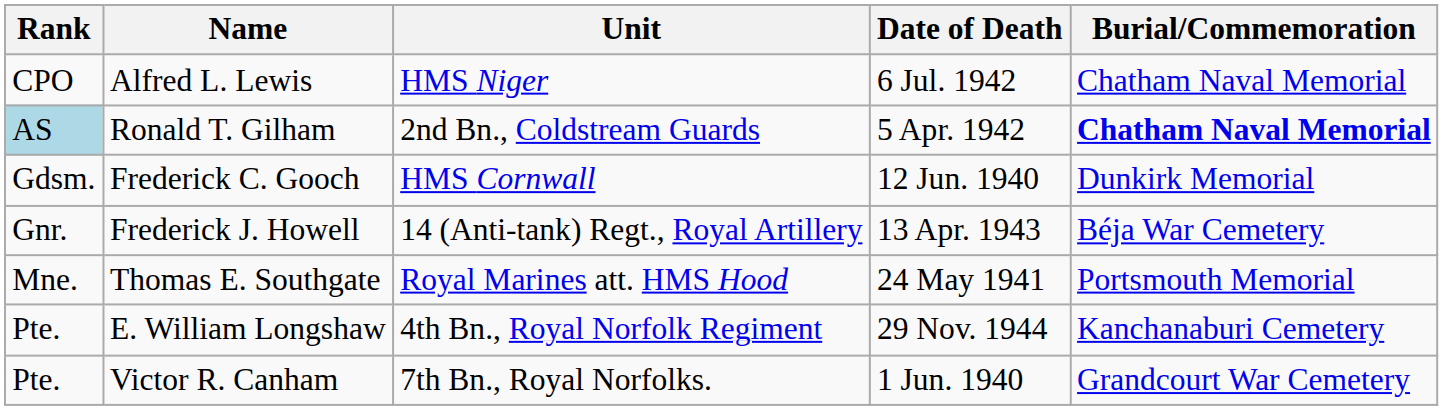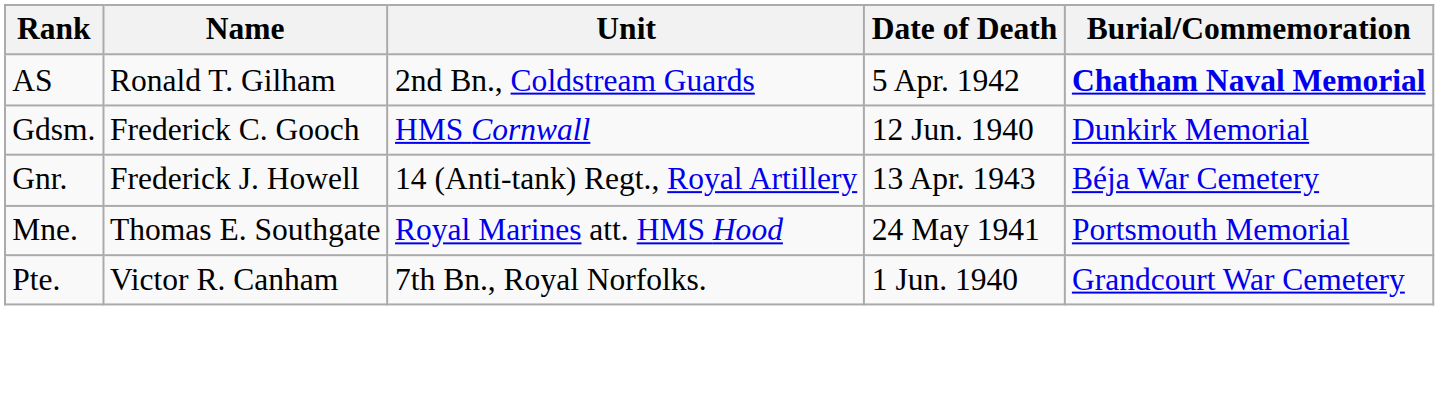- row: (211, 79)
(32, 129) lightblue background -> (32, 79) no background
- row: (248, 329)
